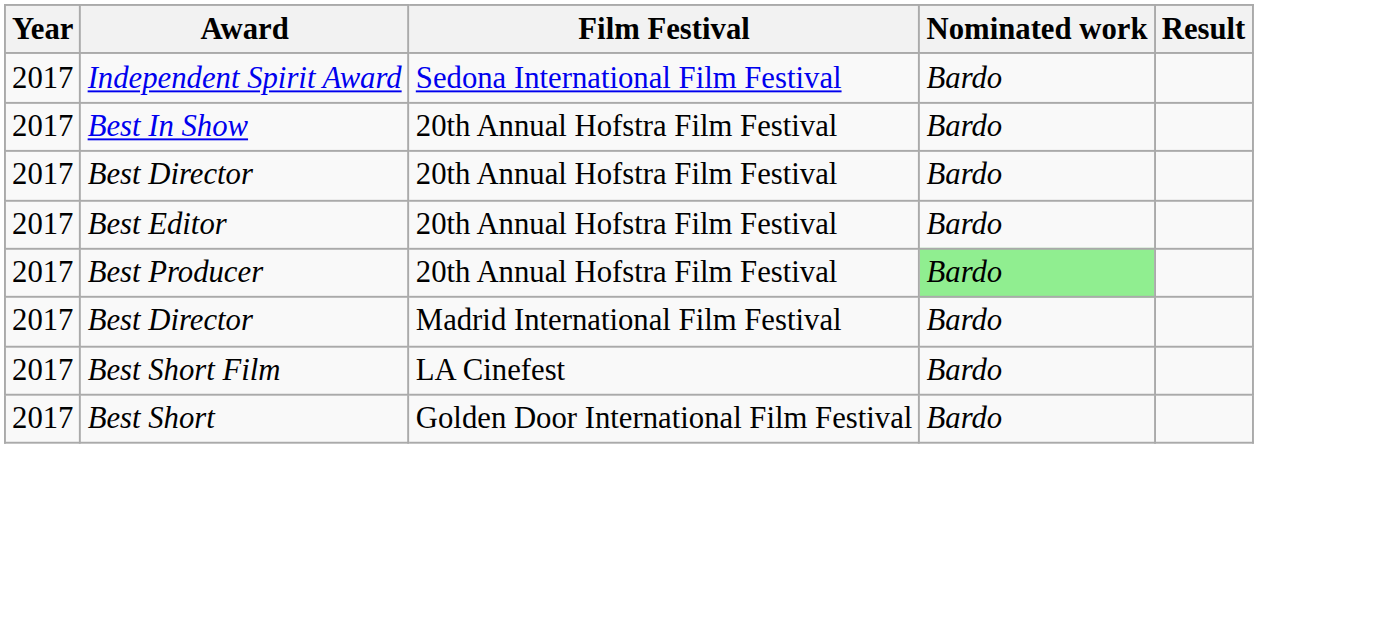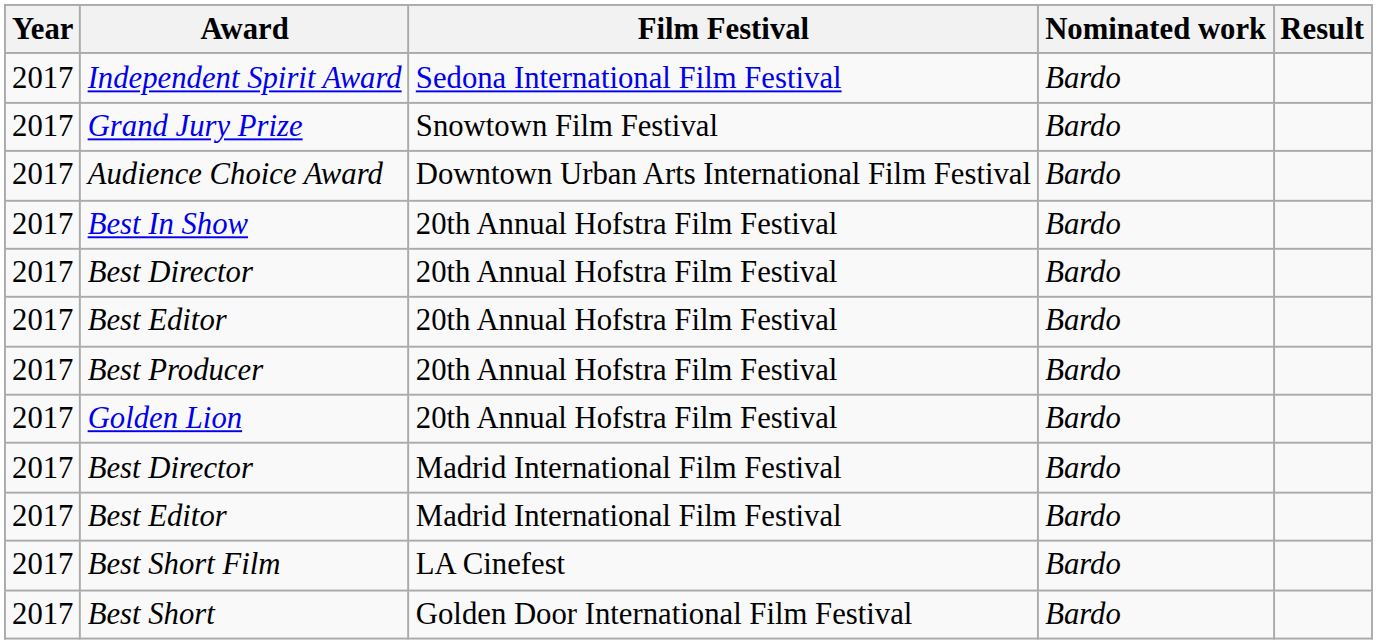+ row: (195, 126)
+ row: (235, 175)
(964, 272) lightgreen background -> (1083, 369) no background
+ row: (165, 418)
+ row: (157, 516)
